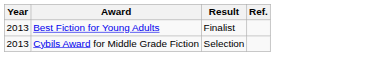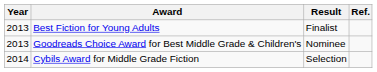+ row: (167, 43)
(18, 43) 2013 -> (18, 59) 2014
